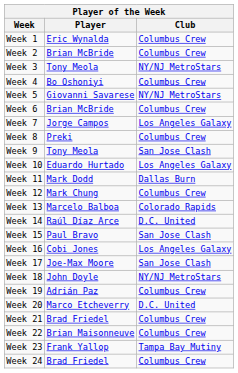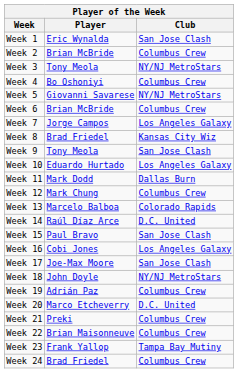(172, 39) Columbus Crew -> (175, 39) San Jose Clash
(60, 137) Preki -> (78, 137) Brad Friedel
(172, 137) Columbus Crew -> (177, 137) Kansas City Wiz
(78, 319) Brad Friedel -> (60, 319) Preki
